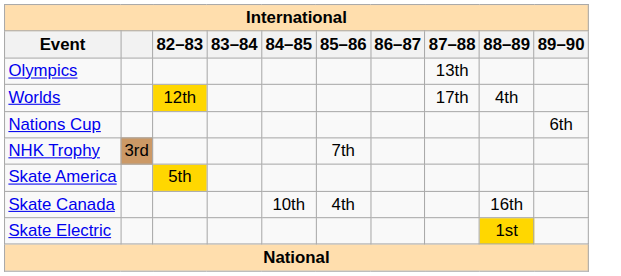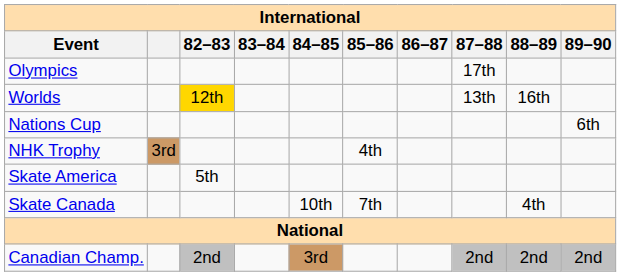(452, 71) 13th -> (479, 71) 17th
(452, 97) 17th -> (479, 97) 13th
(507, 97) 4th -> (534, 97) 16th
(343, 151) 7th -> (370, 151) 4th
(180, 177) gold background -> (207, 177) no background
(343, 204) 4th -> (370, 204) 7th
(507, 204) 16th -> (534, 204) 4th
- row: (60, 230)
+ row: (76, 257)
